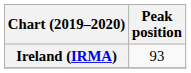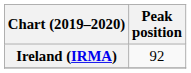(157, 56) 93 -> (157, 56) 92
